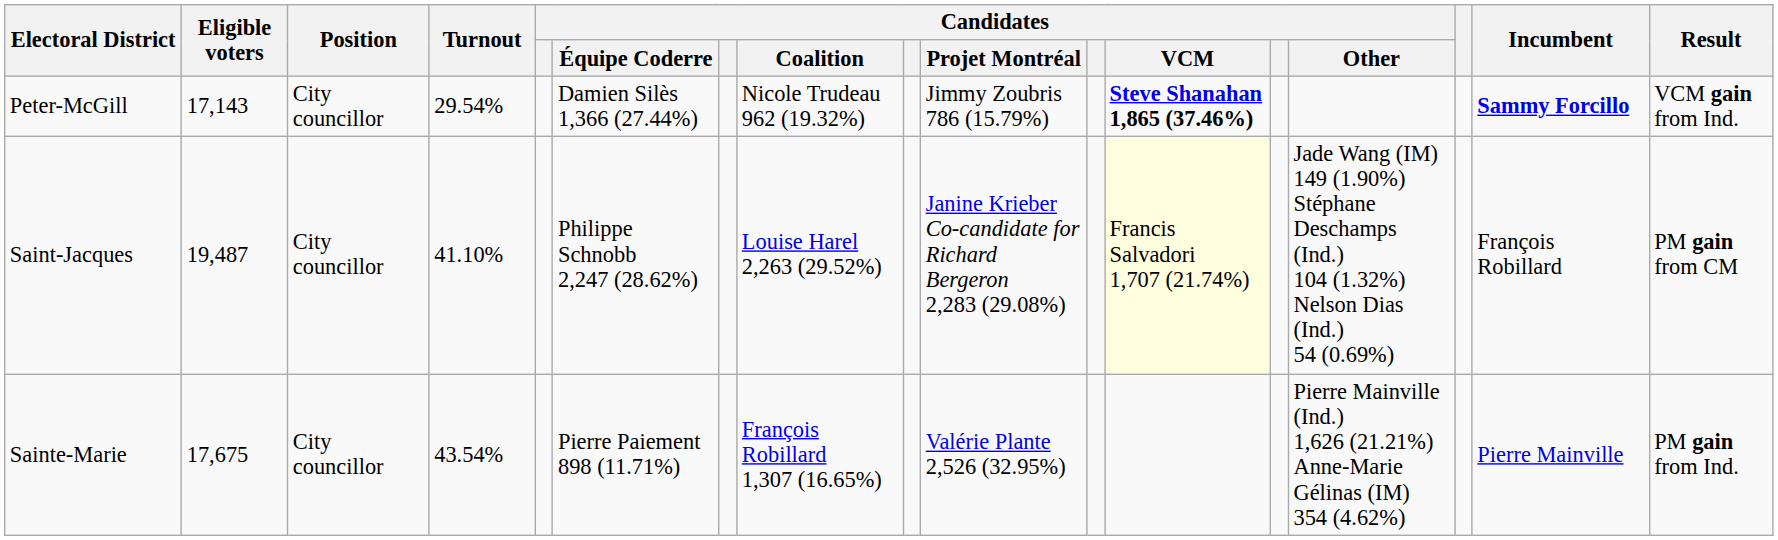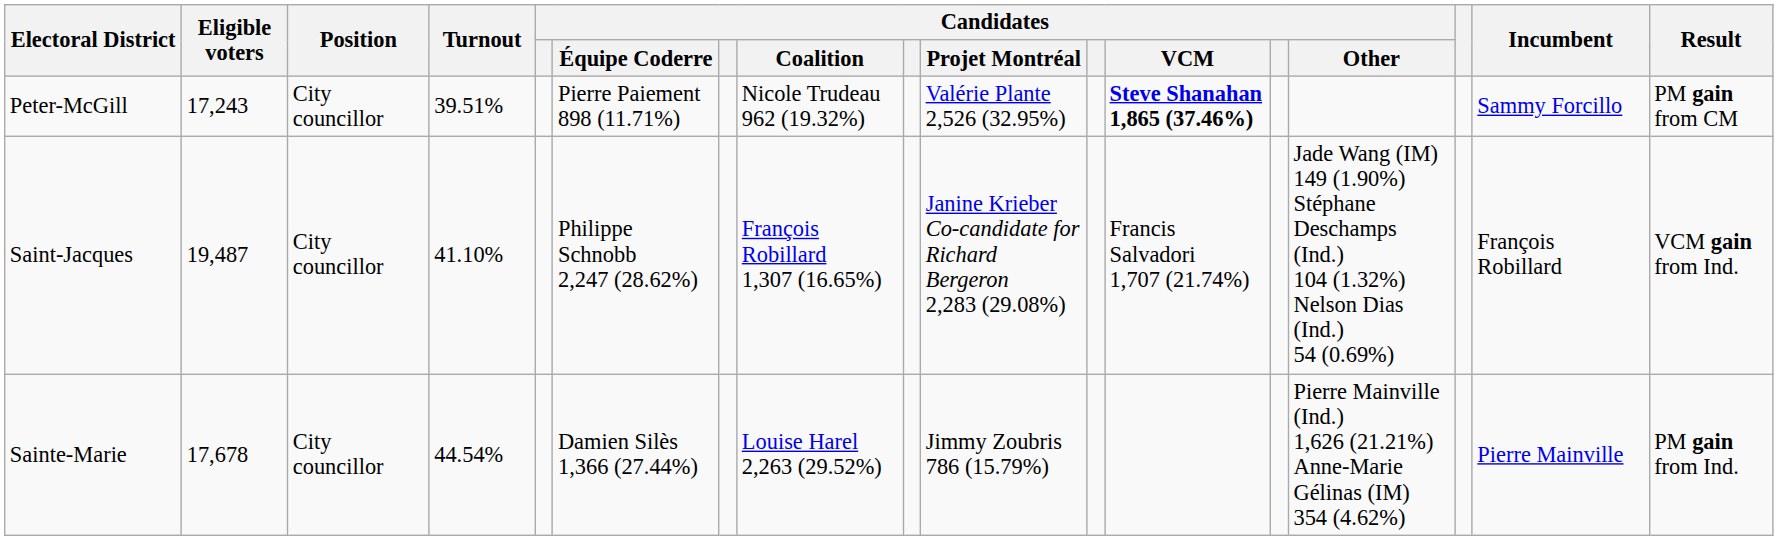(217, 105) 17,143 -> (217, 105) 17,243
(469, 105) 29.54% -> (469, 105) 39.51%
(628, 105) Damien Silès 1,366 (27.44%) -> (629, 105) Pierre Paiement 898 (11.71%)
(994, 105) Jimmy Zoubris 786 (15.79%) -> (996, 105) Valérie Plante 2,526 (32.95%)
(1553, 105) bold -> (1550, 105) normal
(1703, 105) VCM gain from Ind. -> (1696, 105) PM gain from CM
(812, 254) Louise Harel 2,263 (29.52%) -> (812, 254) François Robillard 1,307 (16.65%)
(1180, 254) lightyellow background -> (1180, 254) no background
(1696, 254) PM gain from CM -> (1703, 254) VCM gain from Ind.
(217, 454) 17,675 -> (217, 454) 17,678
(469, 454) 43.54% -> (469, 454) 44.54%
(629, 454) Pierre Paiement 898 (11.71%) -> (628, 454) Damien Silès 1,366 (27.44%)
(812, 454) François Robillard 1,307 (16.65%) -> (812, 454) Louise Harel 2,263 (29.52%)
(996, 454) Valérie Plante 2,526 (32.95%) -> (994, 454) Jimmy Zoubris 786 (15.79%)
